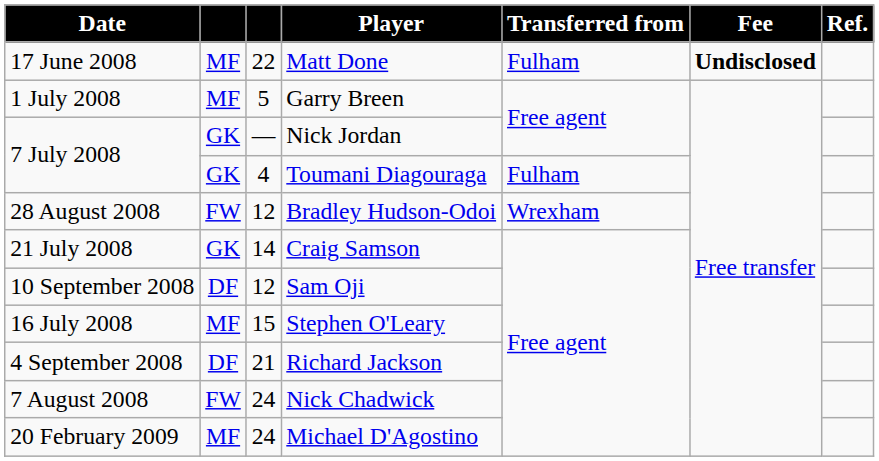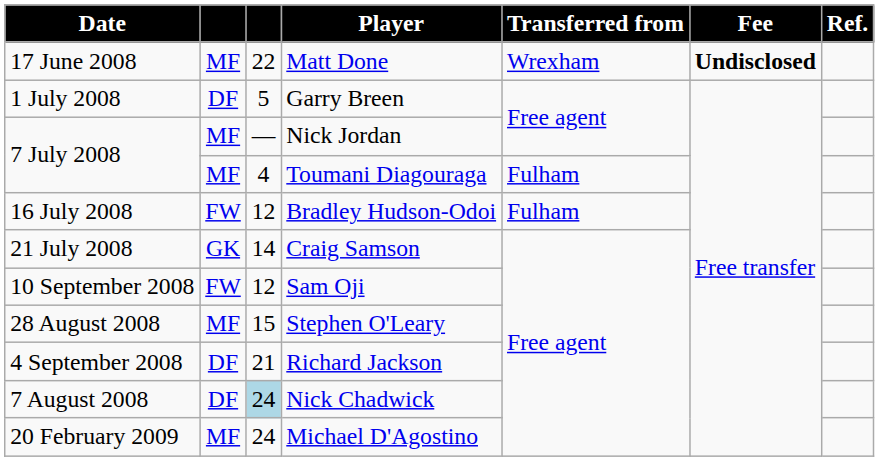(543, 60) Fulham -> (553, 60) Wrexham
(223, 98) MF -> (223, 98) DF
(223, 135) GK -> (223, 135) MF
(223, 173) GK -> (223, 173) MF
(85, 211) 28 August 2008 -> (71, 211) 16 July 2008
(553, 211) Wrexham -> (543, 211) Fulham
(223, 286) DF -> (223, 286) FW
(71, 323) 16 July 2008 -> (85, 323) 28 August 2008
(223, 398) FW -> (223, 398) DF
(264, 398) no background -> (264, 398) lightblue background
